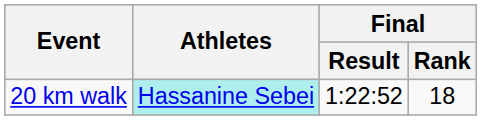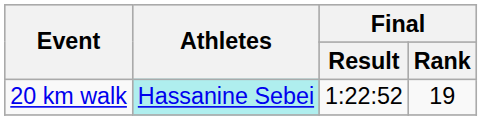(442, 97) 18 -> (442, 97) 19
